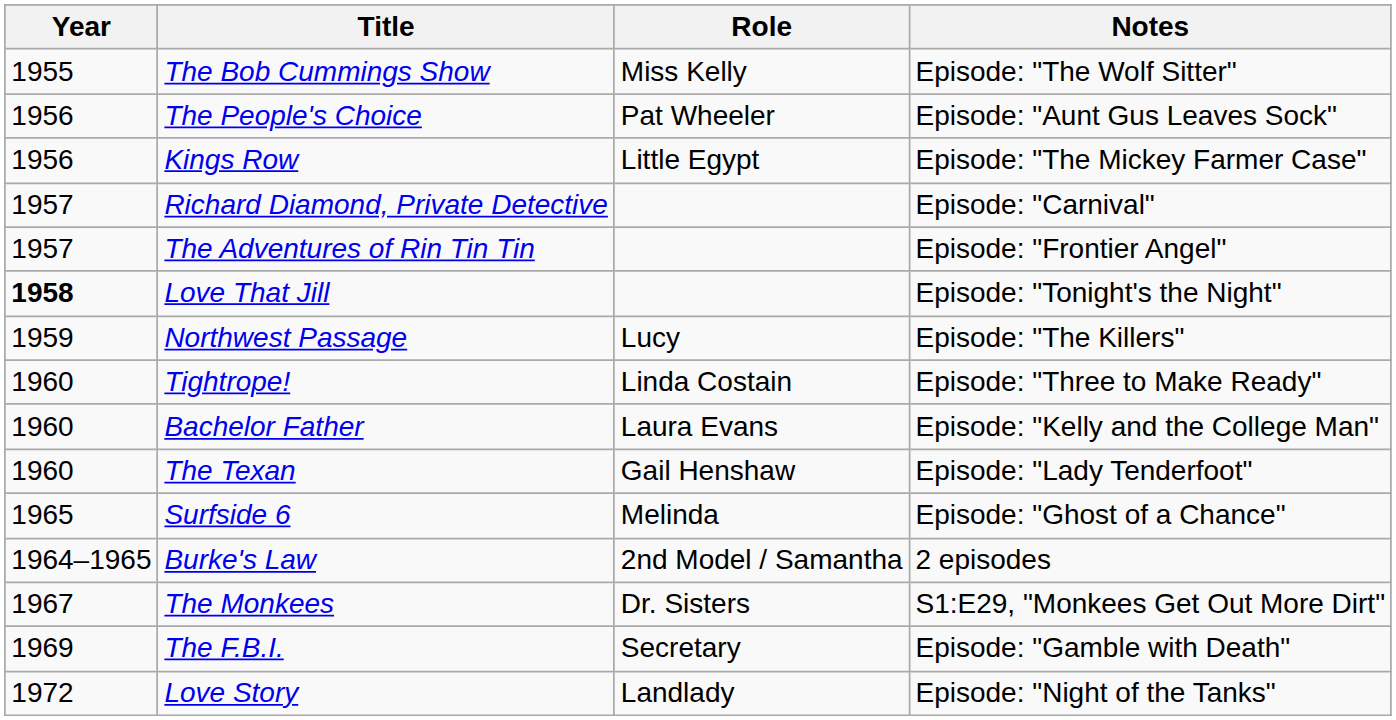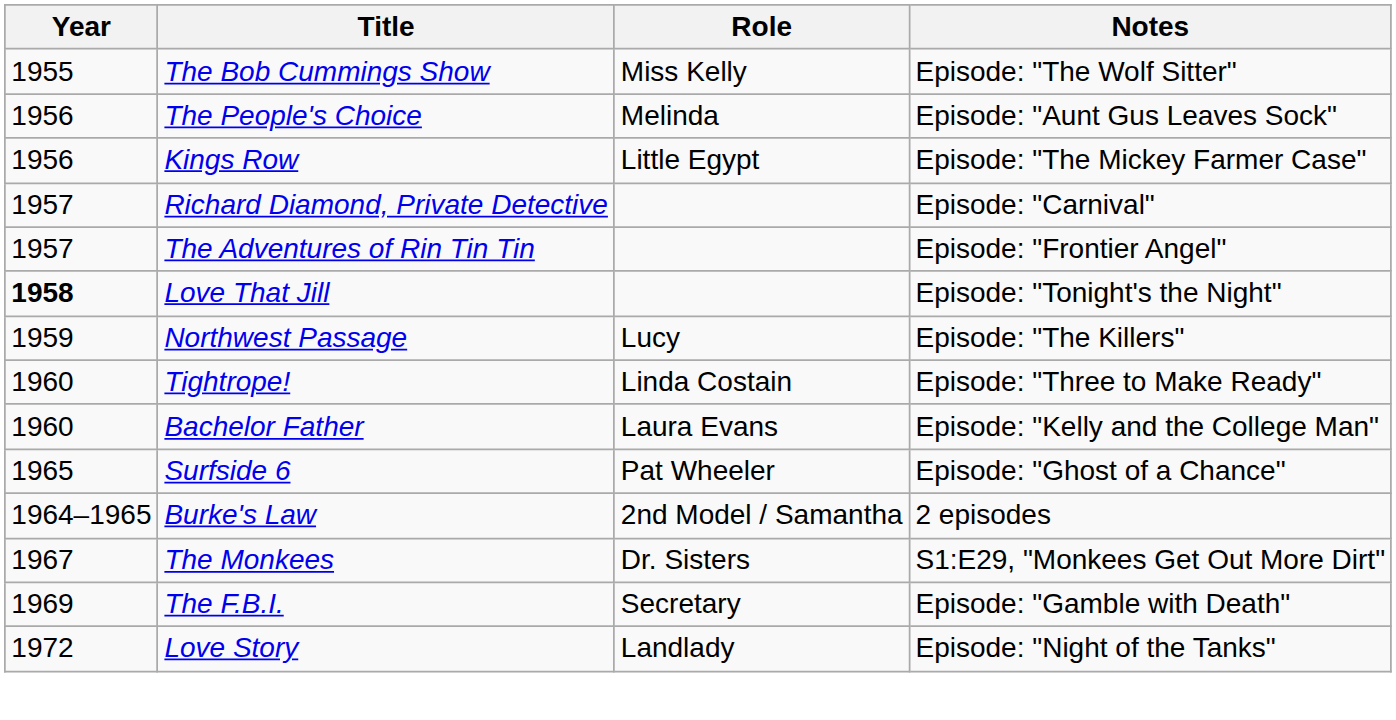(698, 115) Pat Wheeler -> (670, 115) Melinda
- row: (230, 470)
(670, 515) Melinda -> (698, 470) Pat Wheeler
